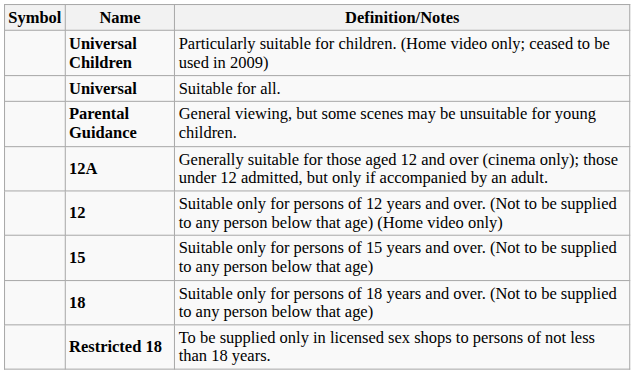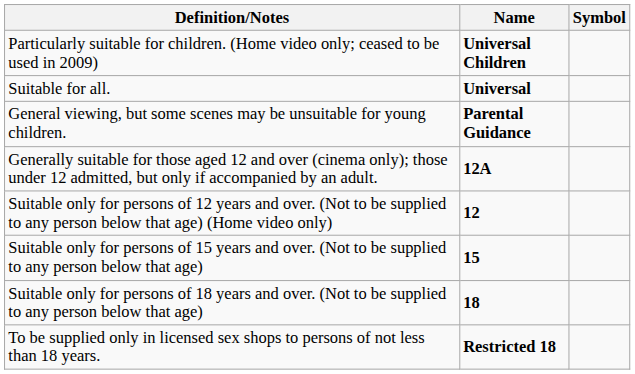columns swapped: (35, 17) <-> (402, 17)
